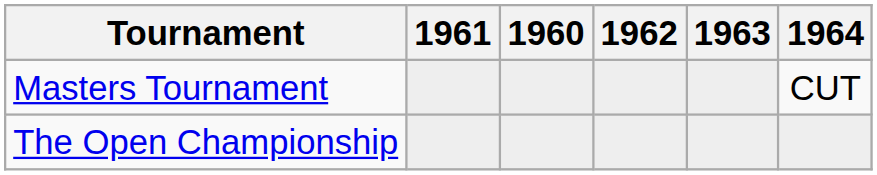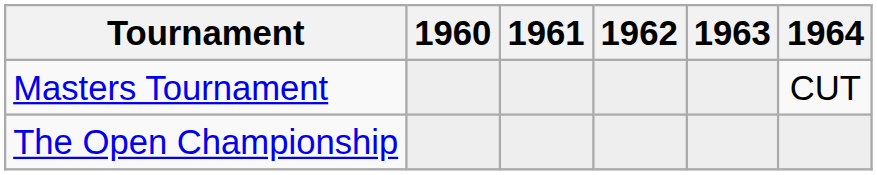columns swapped: (546, 33) <-> (453, 33)
